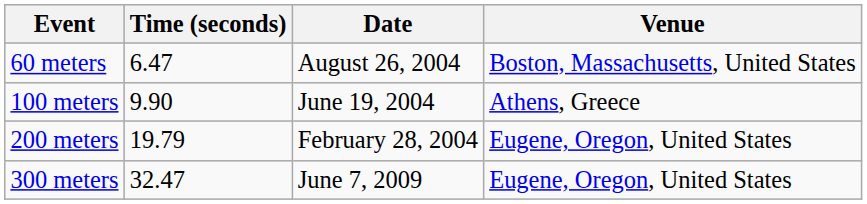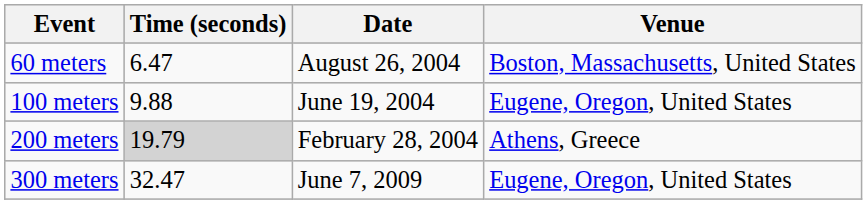(151, 101) 9.90 -> (151, 101) 9.88
(565, 101) Athens, Greece -> (640, 101) Eugene, Oregon, United States
(157, 140) no background -> (157, 140) lightgrey background
(640, 140) Eugene, Oregon, United States -> (565, 140) Athens, Greece
